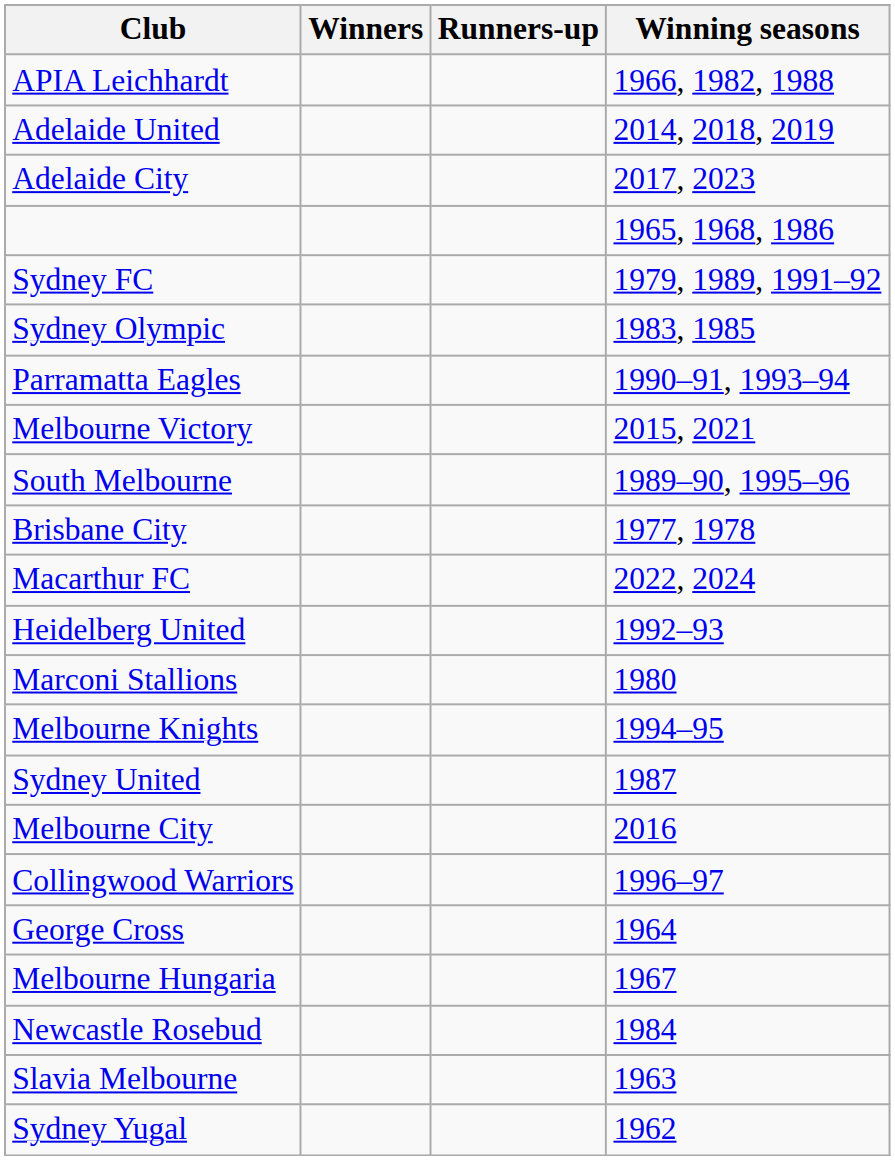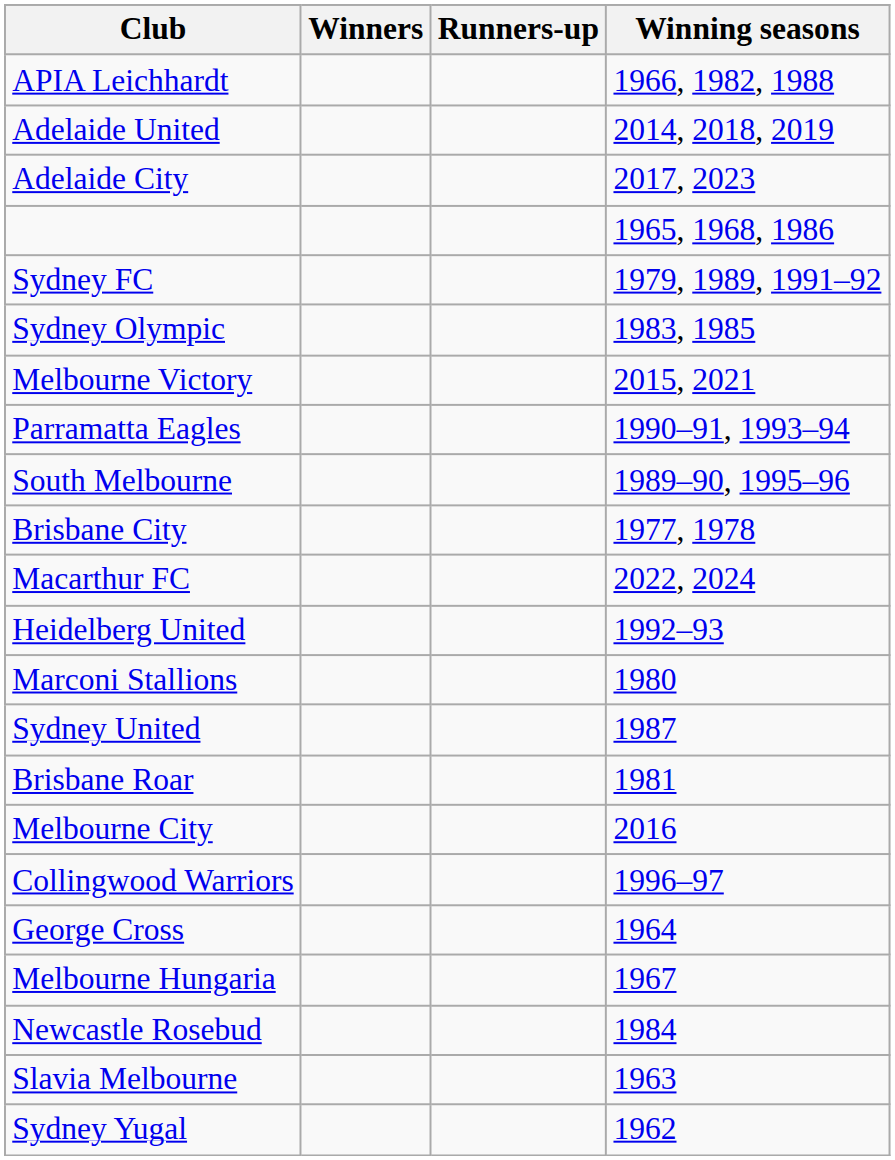rows swapped: (132, 429) <-> (126, 379)
- row: (135, 729)
+ row: (103, 779)
